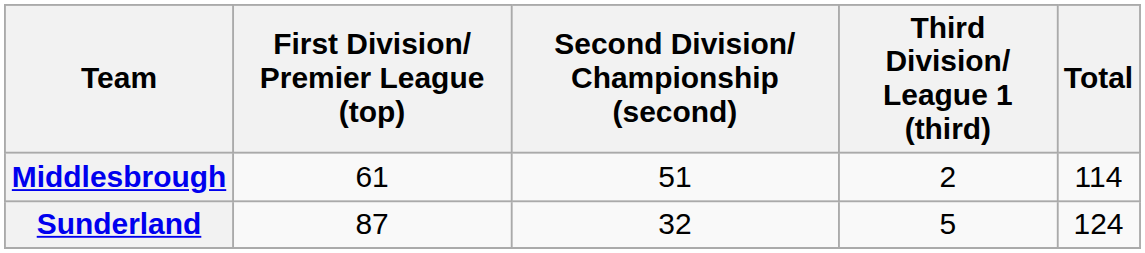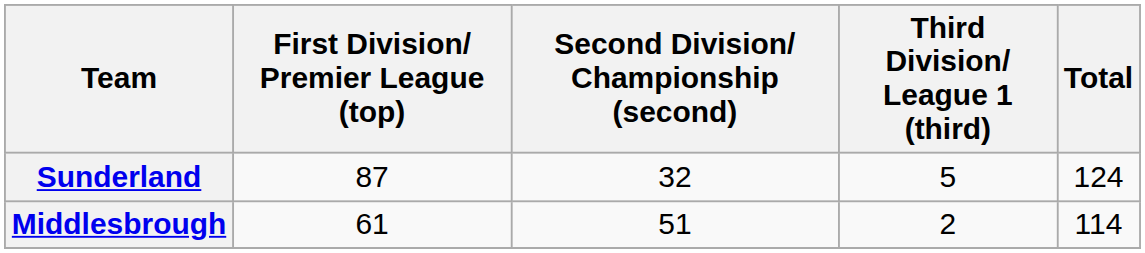rows swapped: (119, 224) <-> (119, 176)
